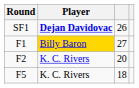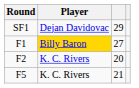(76, 28) bold -> (74, 28) normal
(122, 28) 26 -> (119, 28) 29
(122, 75) 18 -> (119, 75) 21
